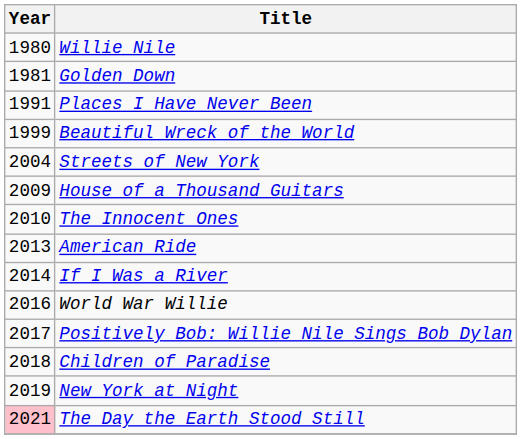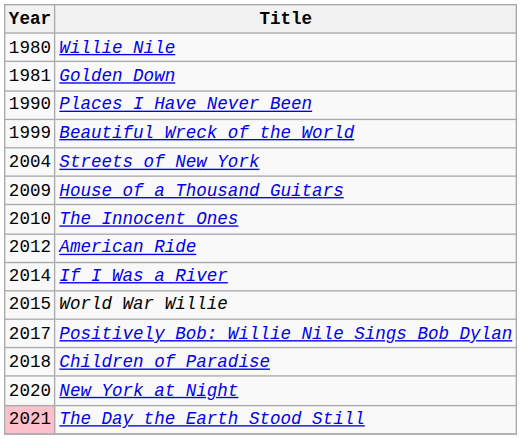(30, 105) 1991 -> (30, 105) 1990
(30, 248) 2013 -> (30, 248) 2012
(30, 305) 2016 -> (30, 305) 2015
(30, 391) 2019 -> (30, 391) 2020
